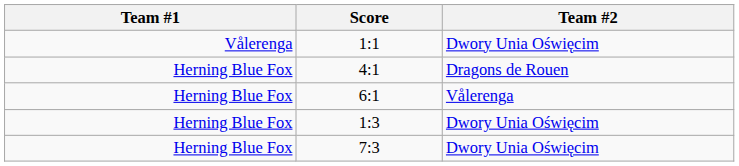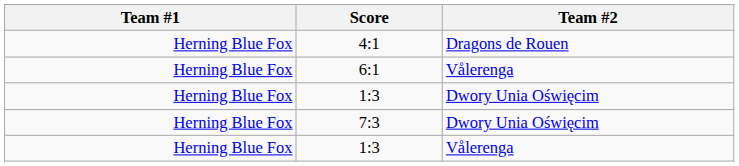- row: (369, 43)
+ row: (369, 148)
